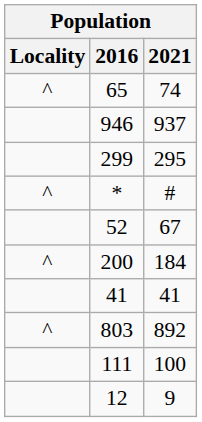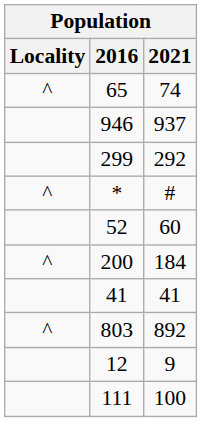(170, 158) 295 -> (170, 158) 292
(170, 227) 67 -> (170, 227) 60
rows swapped: (117, 398) <-> (117, 364)
